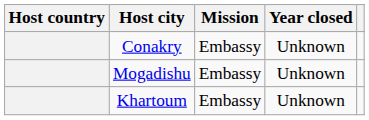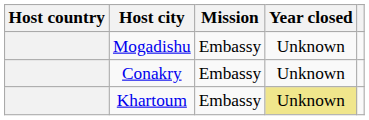rows swapped: (152, 45) <-> (152, 73)
(311, 100) no background -> (311, 100) khaki background
